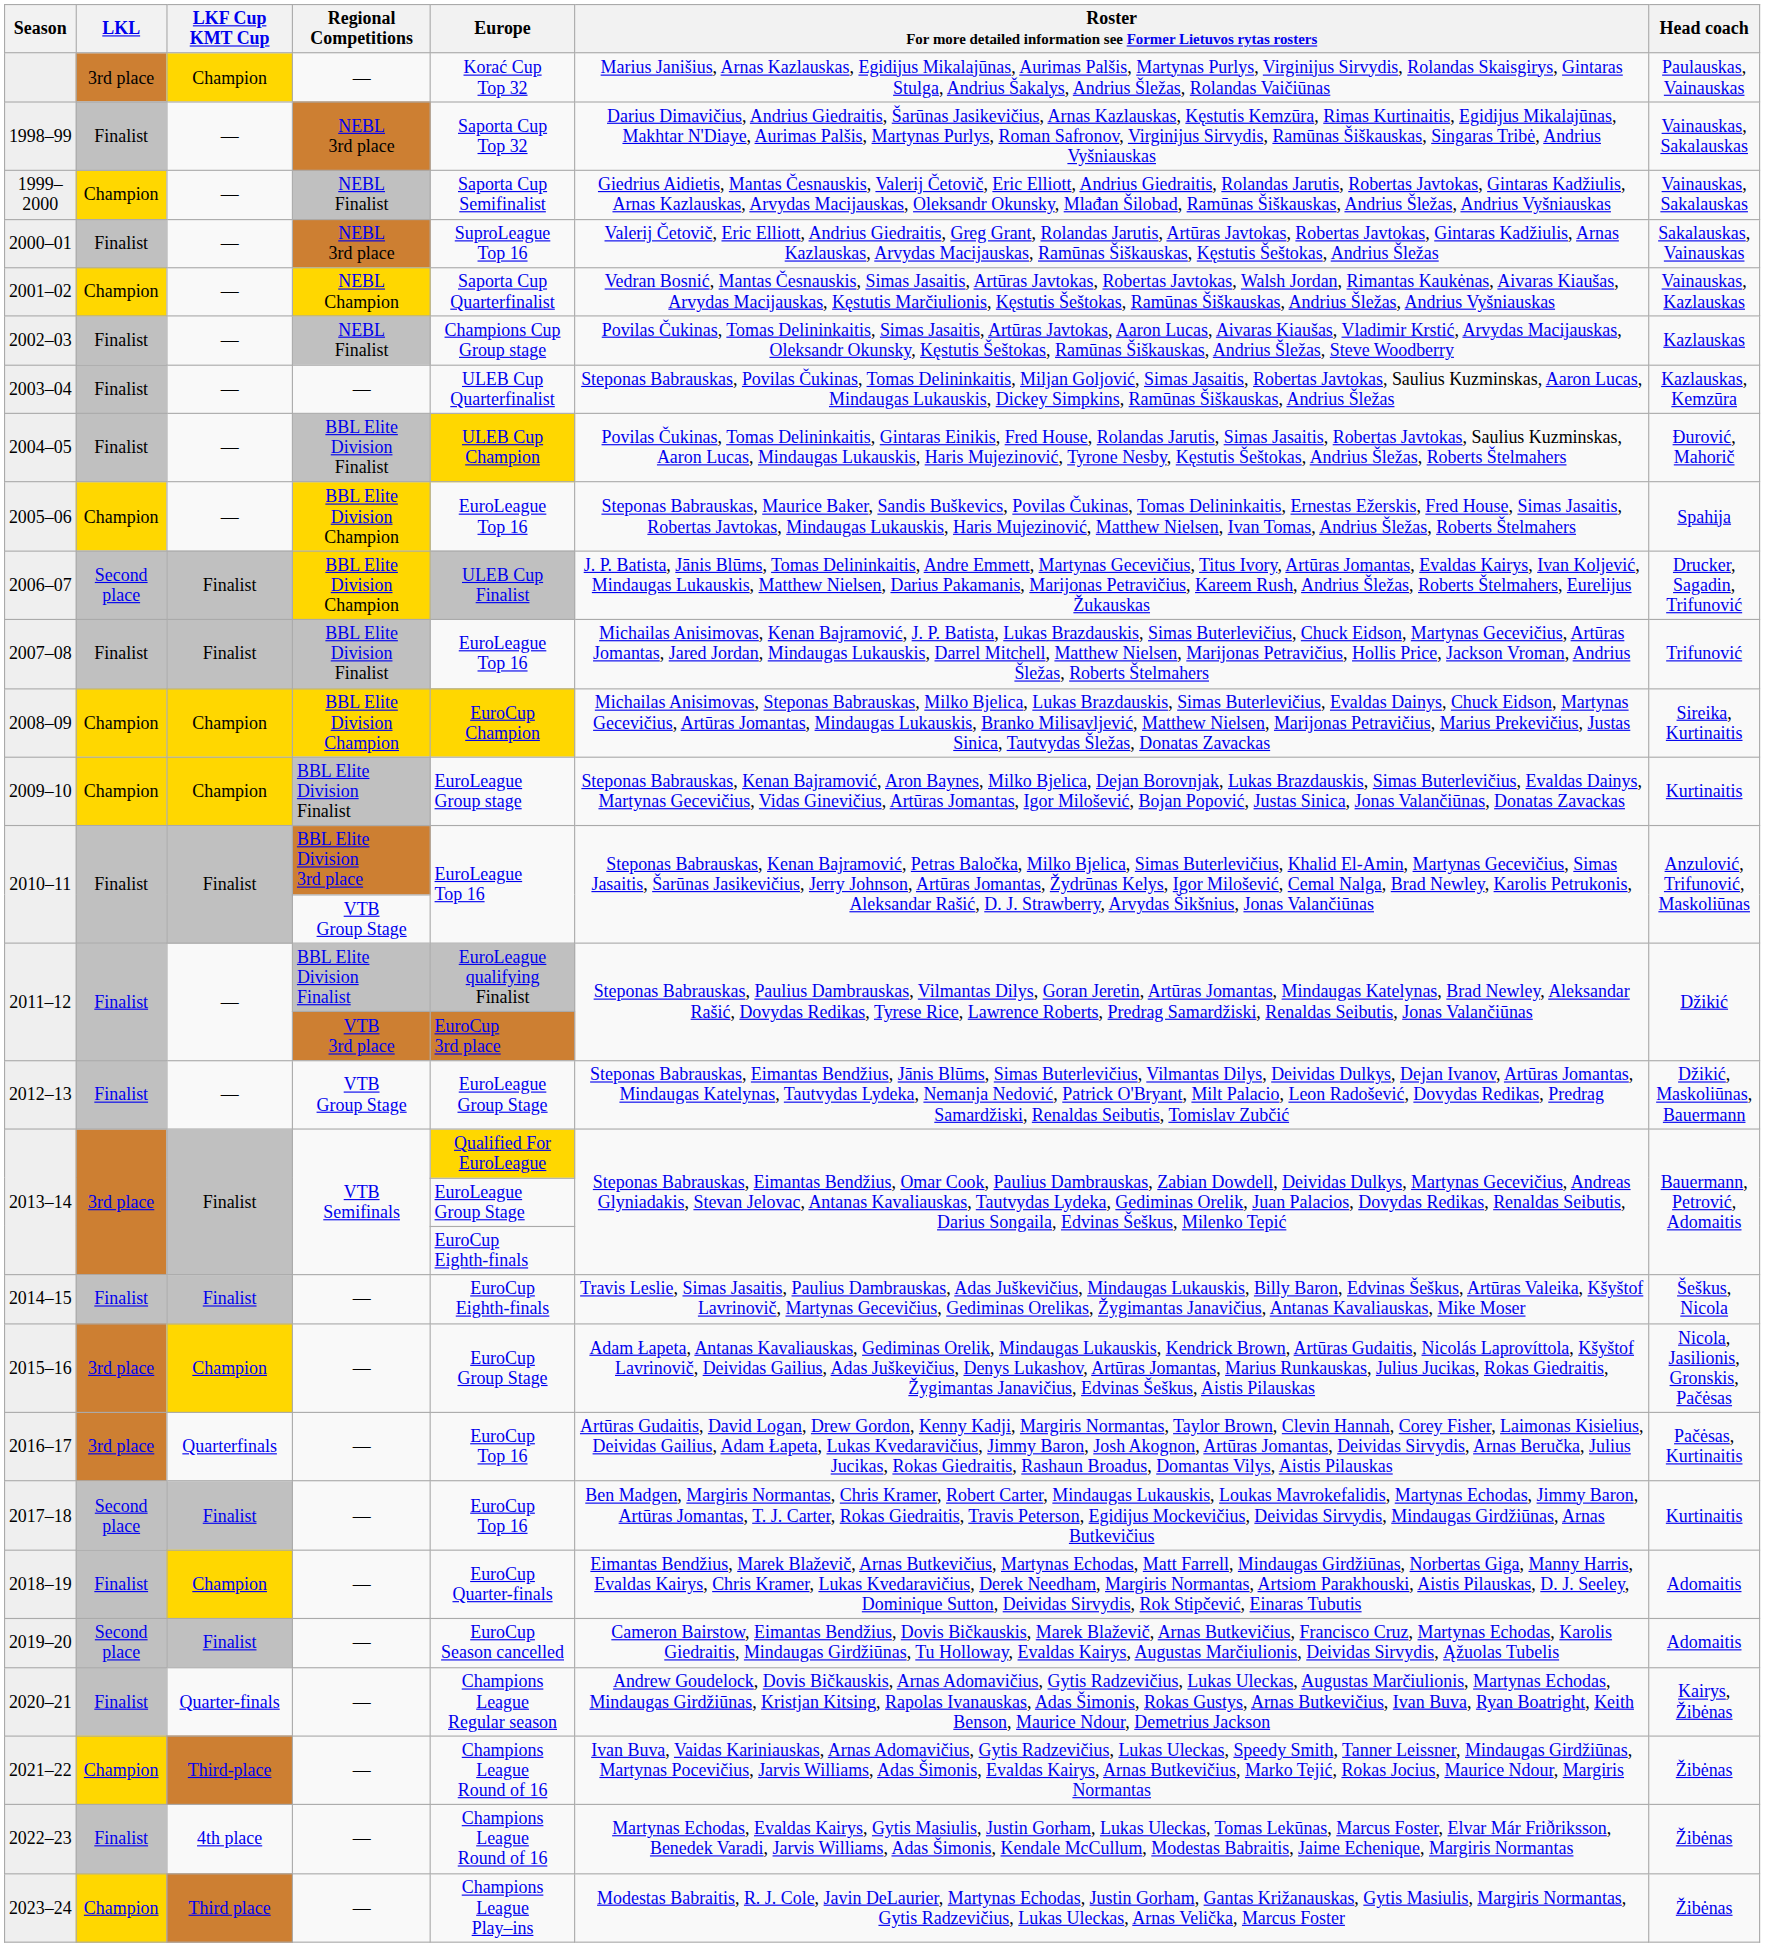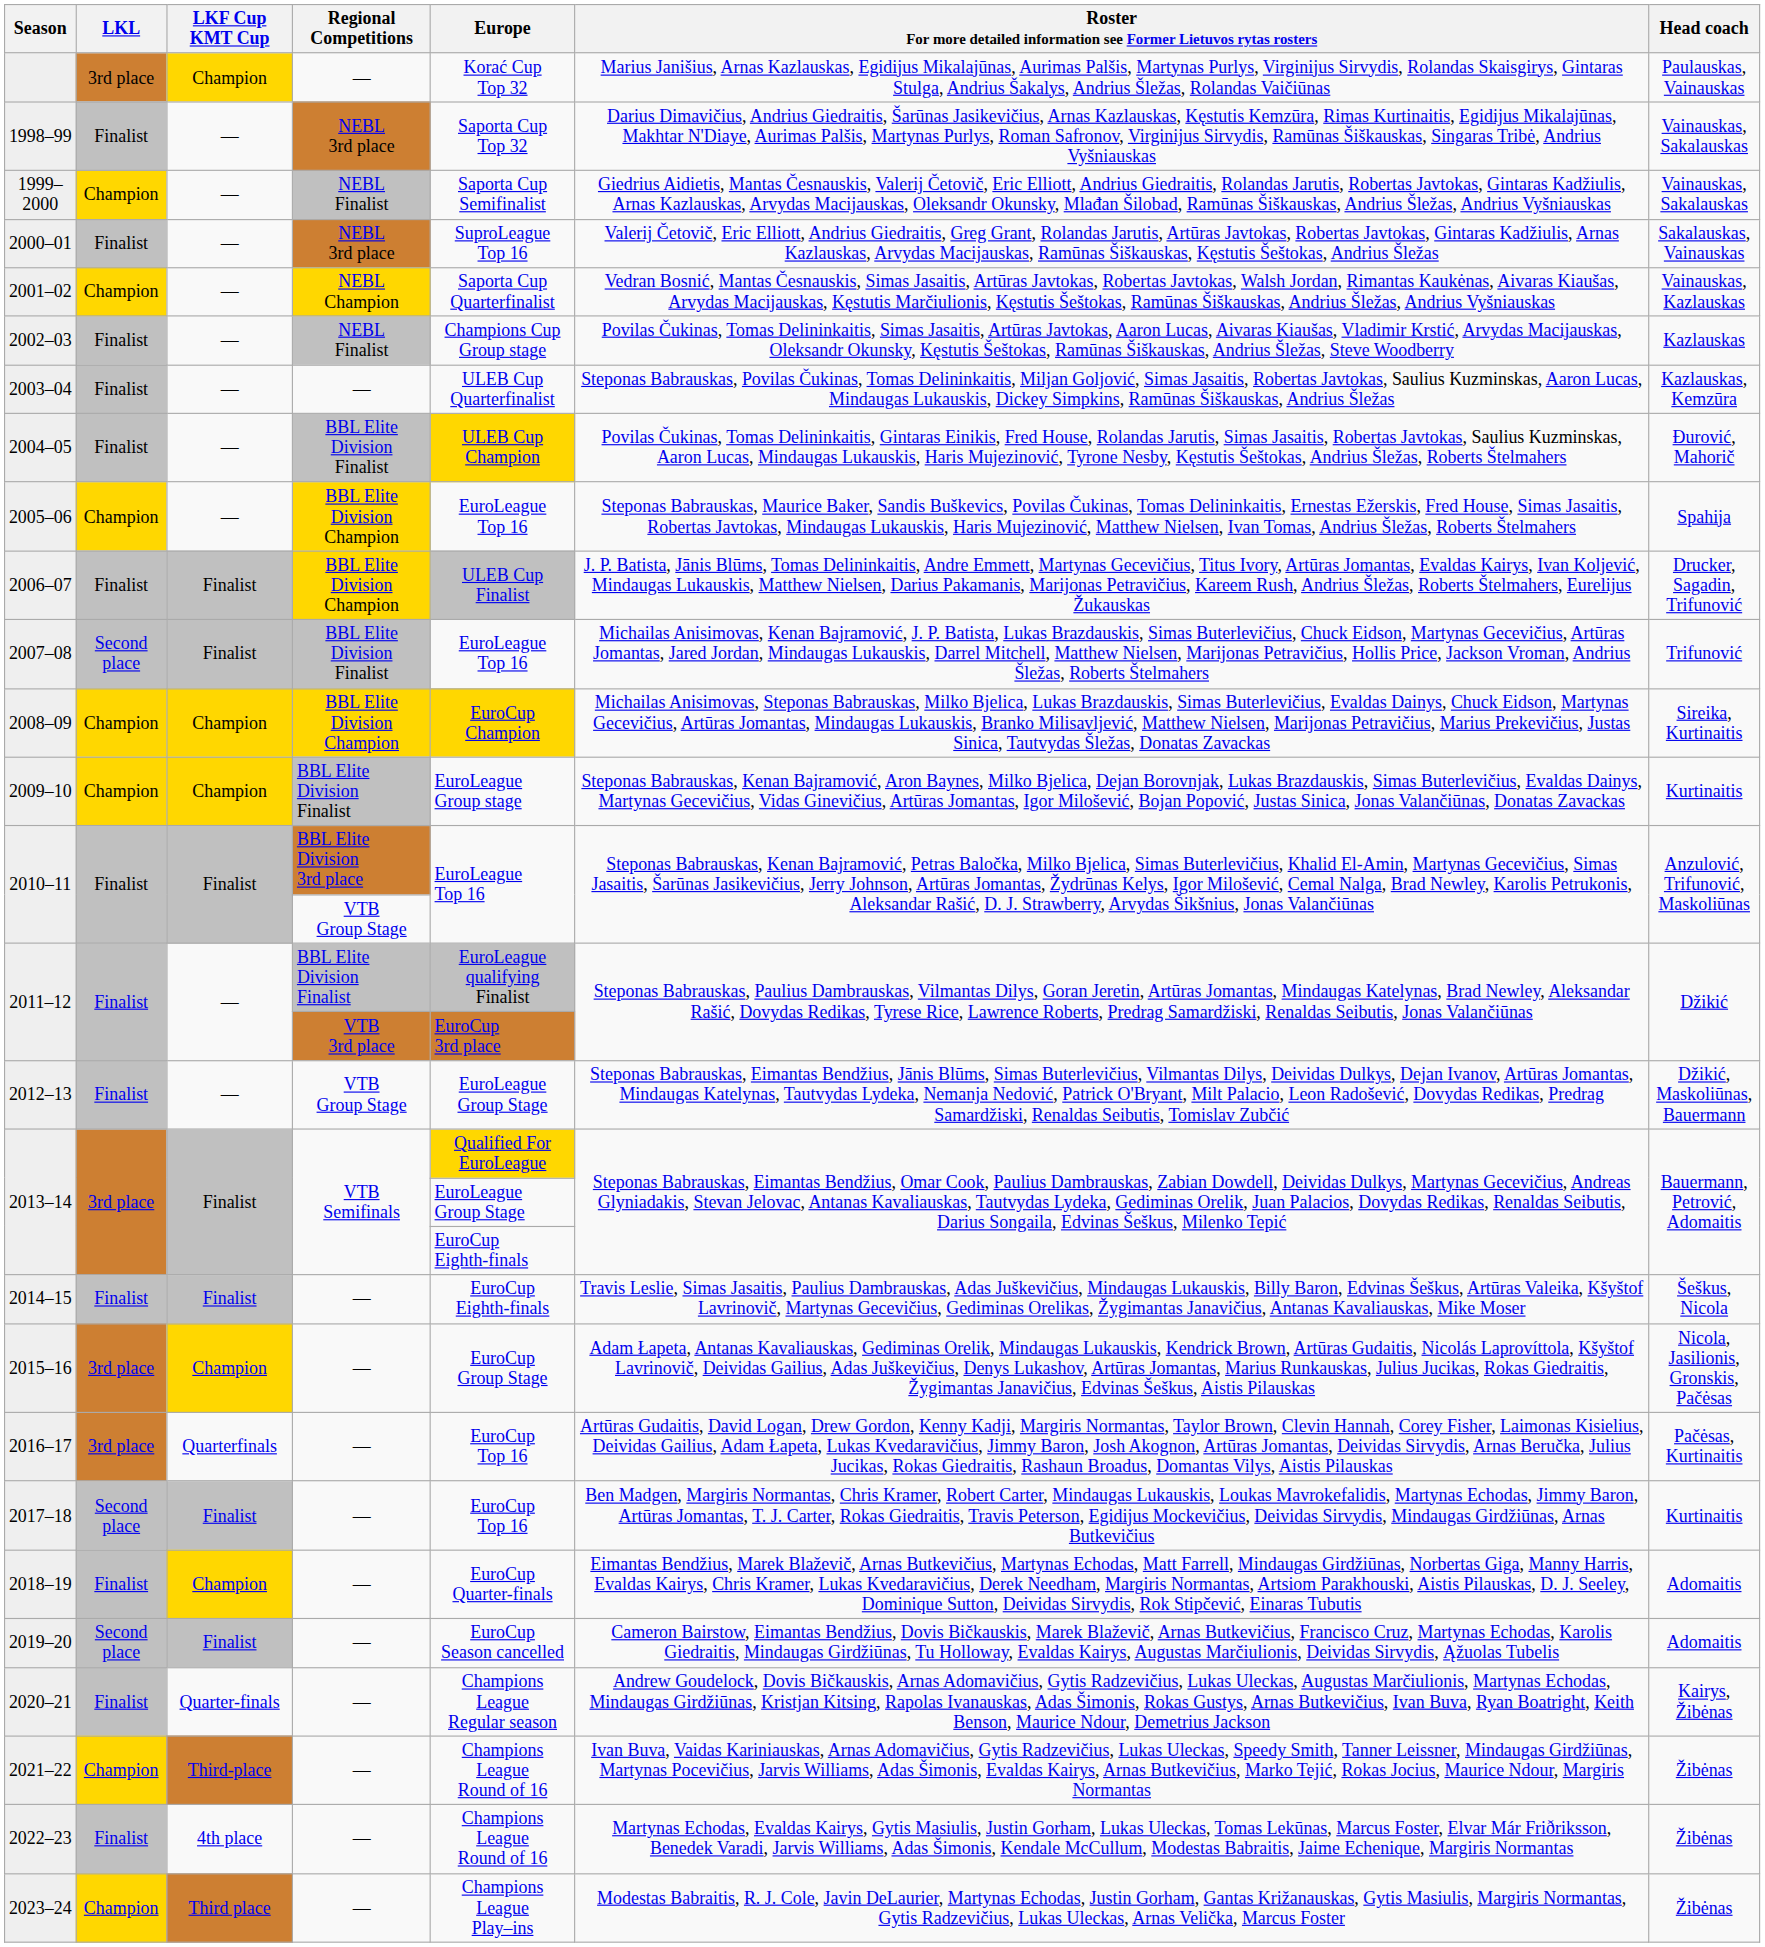(121, 585) Second place -> (121, 585) Finalist
(121, 653) Finalist -> (121, 653) Second place
